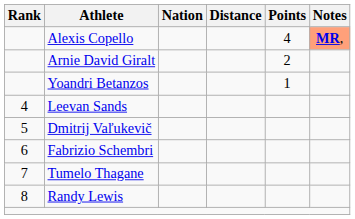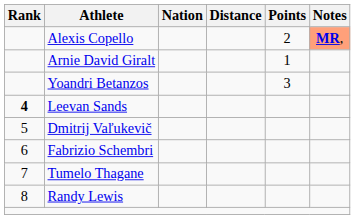(287, 38) 4 -> (287, 38) 2
(287, 60) 2 -> (287, 60) 1
(287, 83) 1 -> (287, 83) 3
(24, 106) normal -> (24, 106) bold
